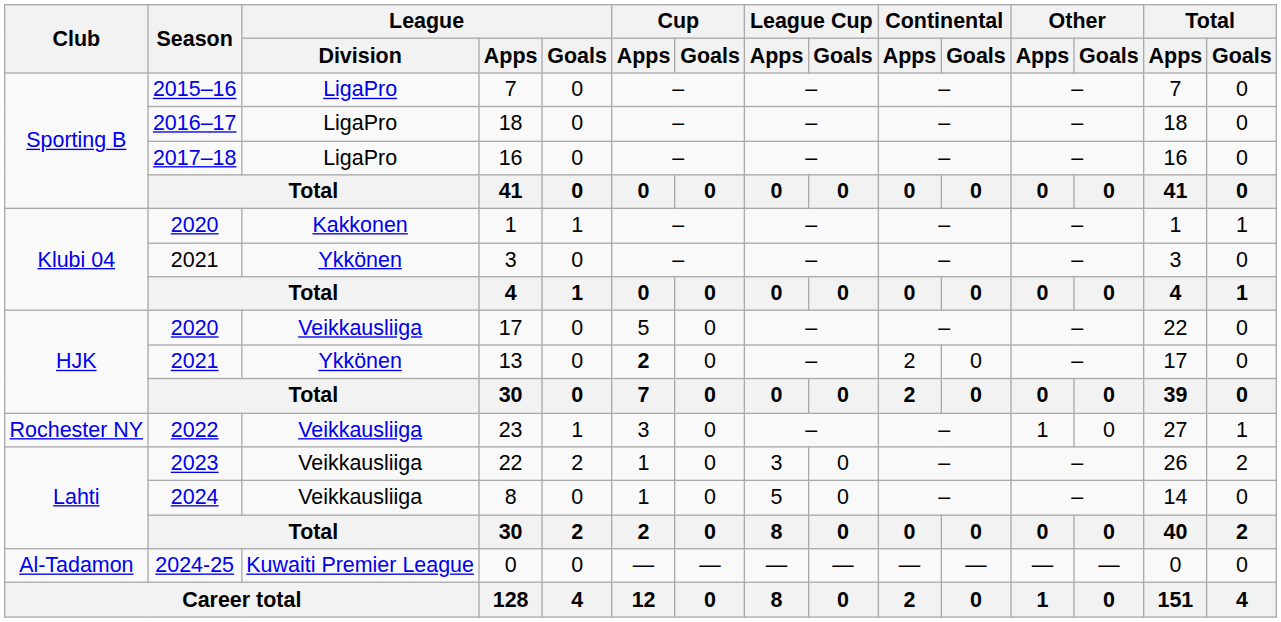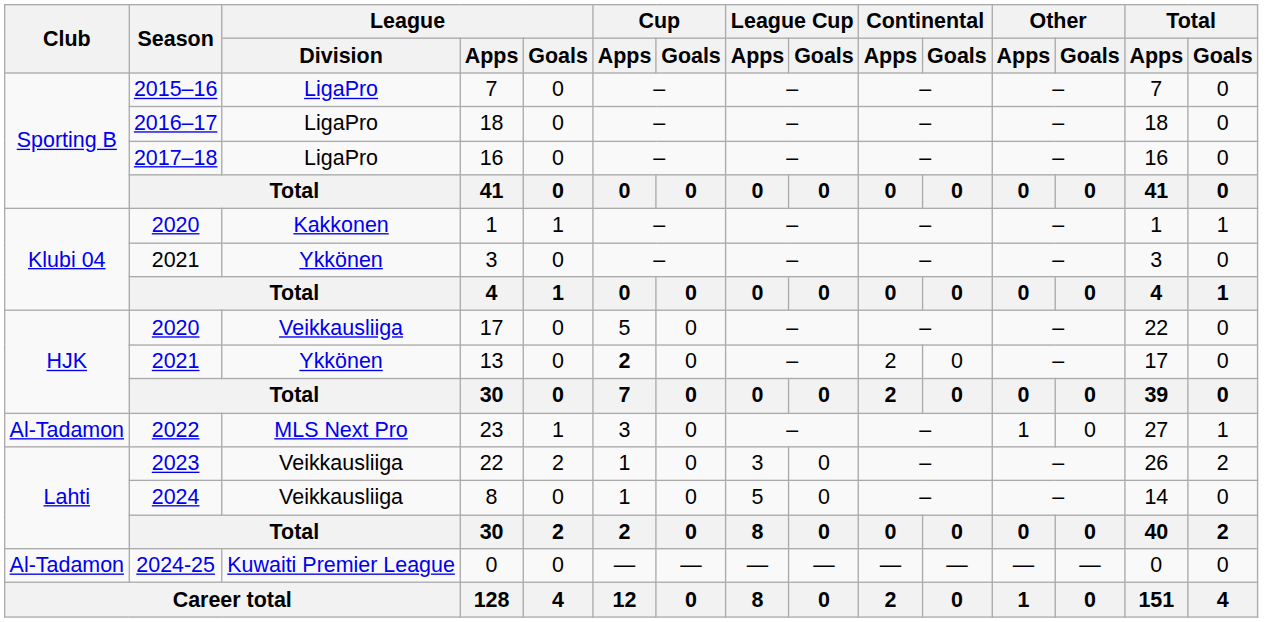(76, 429) Rochester NY -> (67, 429) Al-Tadamon
(360, 429) Veikkausliiga -> (341, 429) MLS Next Pro
